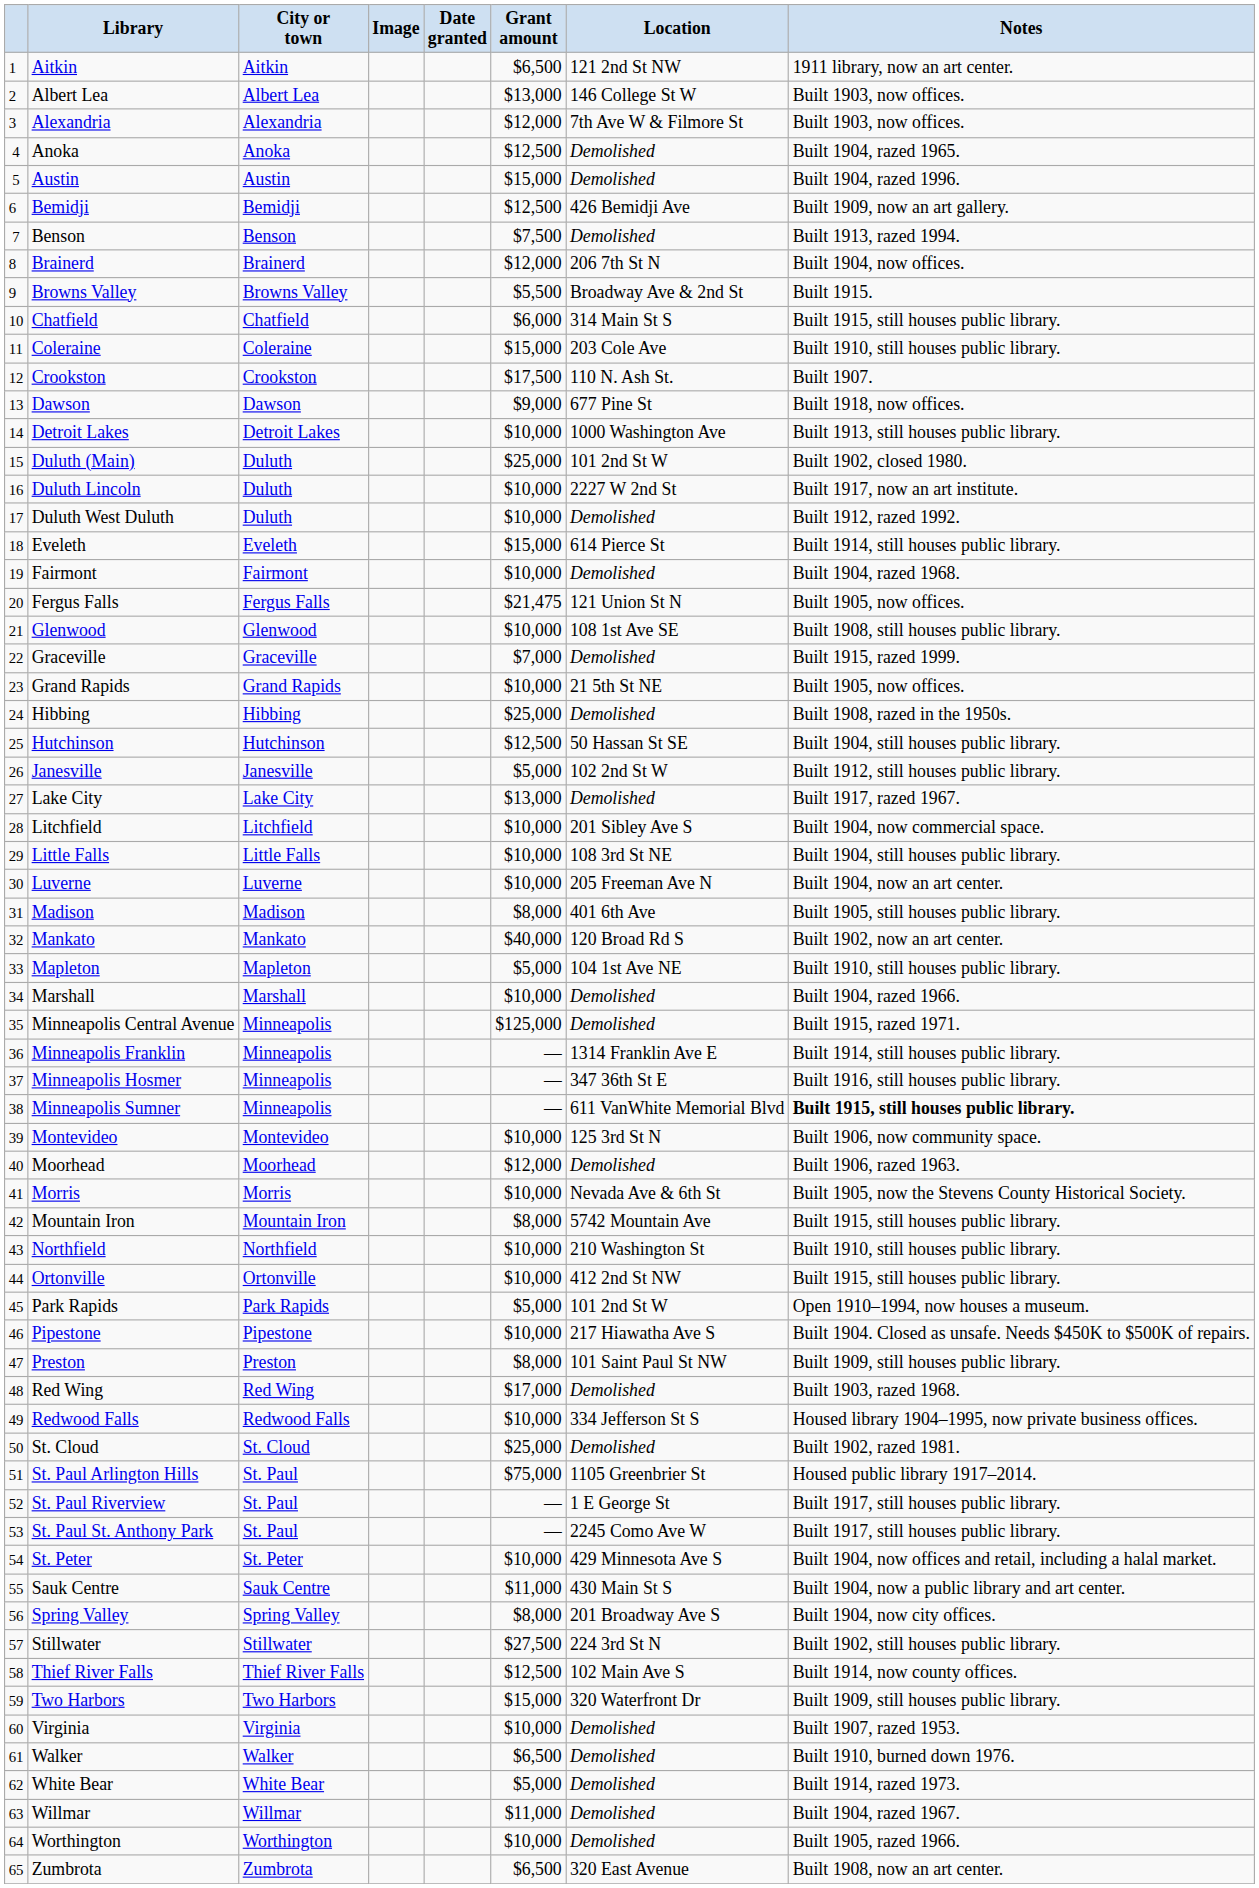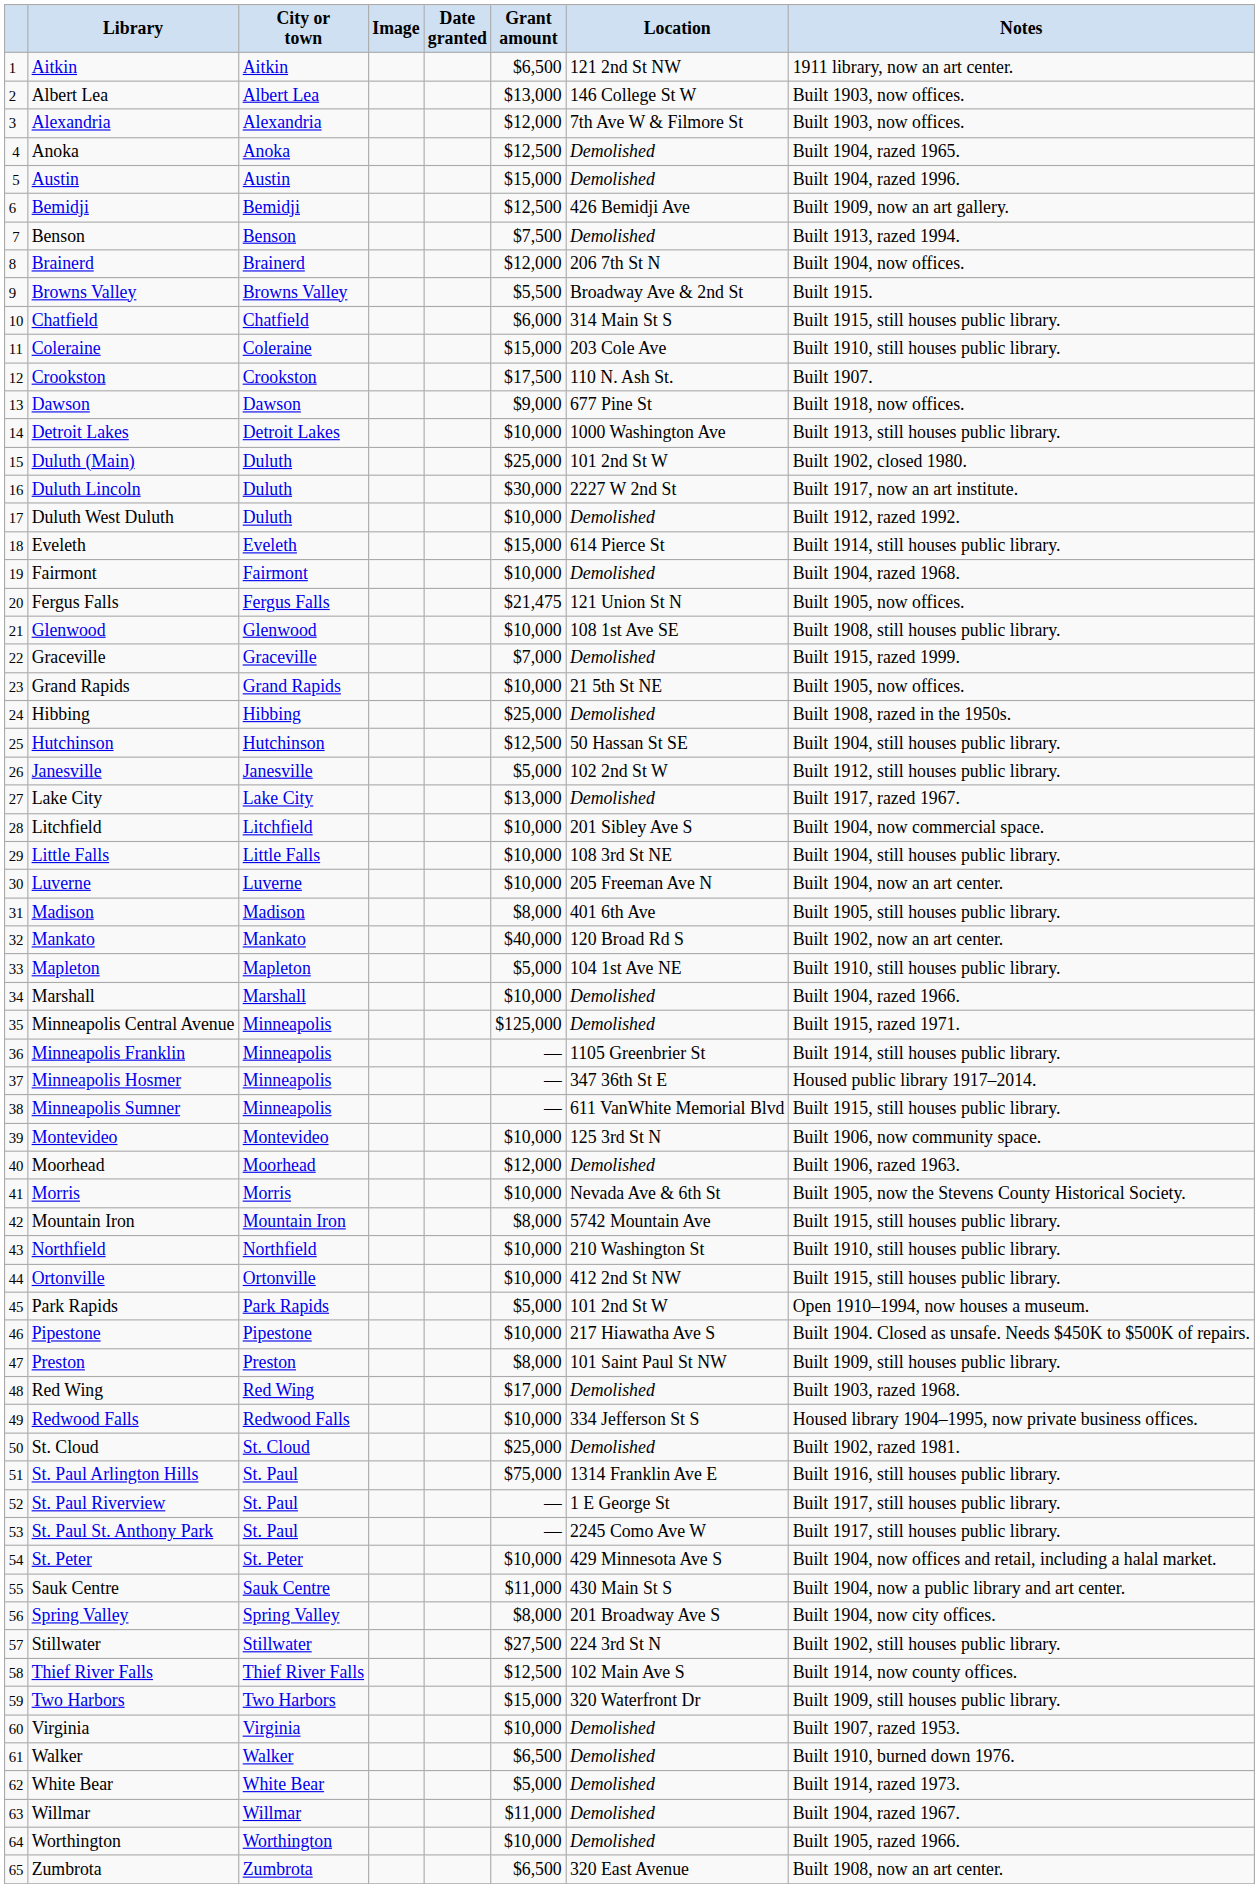(533, 489) $10,000 -> (533, 489) $30,000
(644, 1052) 1314 Franklin Ave E -> (638, 1052) 1105 Greenbrier St
(927, 1080) Built 1916, still houses public library. -> (915, 1080) Housed public library 1917–2014.
(934, 1108) bold -> (927, 1108) normal
(638, 1475) 1105 Greenbrier St -> (644, 1475) 1314 Franklin Ave E
(915, 1475) Housed public library 1917–2014. -> (927, 1475) Built 1916, still houses public library.
